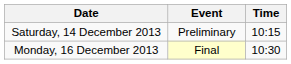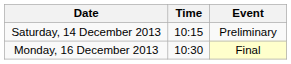columns swapped: (266, 13) <-> (207, 13)
